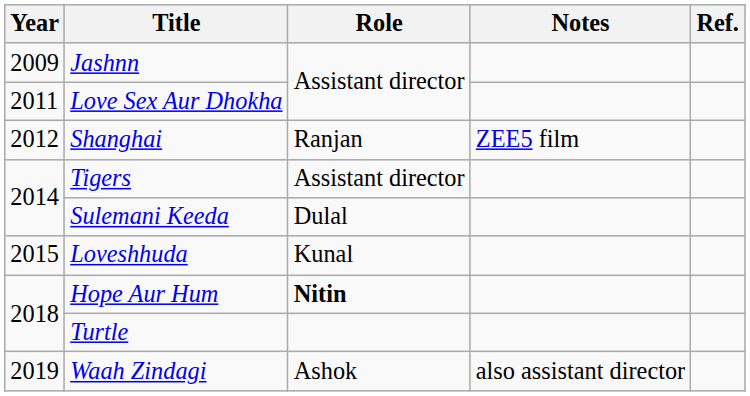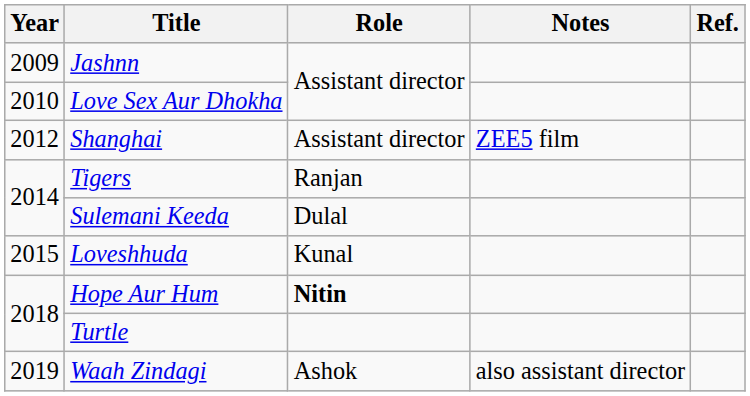(34, 100) 2011 -> (35, 100) 2010
(328, 139) Ranjan -> (379, 139) Assistant director
(379, 178) Assistant director -> (328, 178) Ranjan
